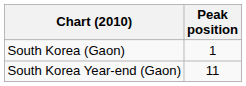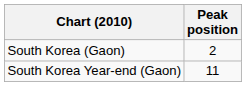(213, 50) 1 -> (213, 50) 2
